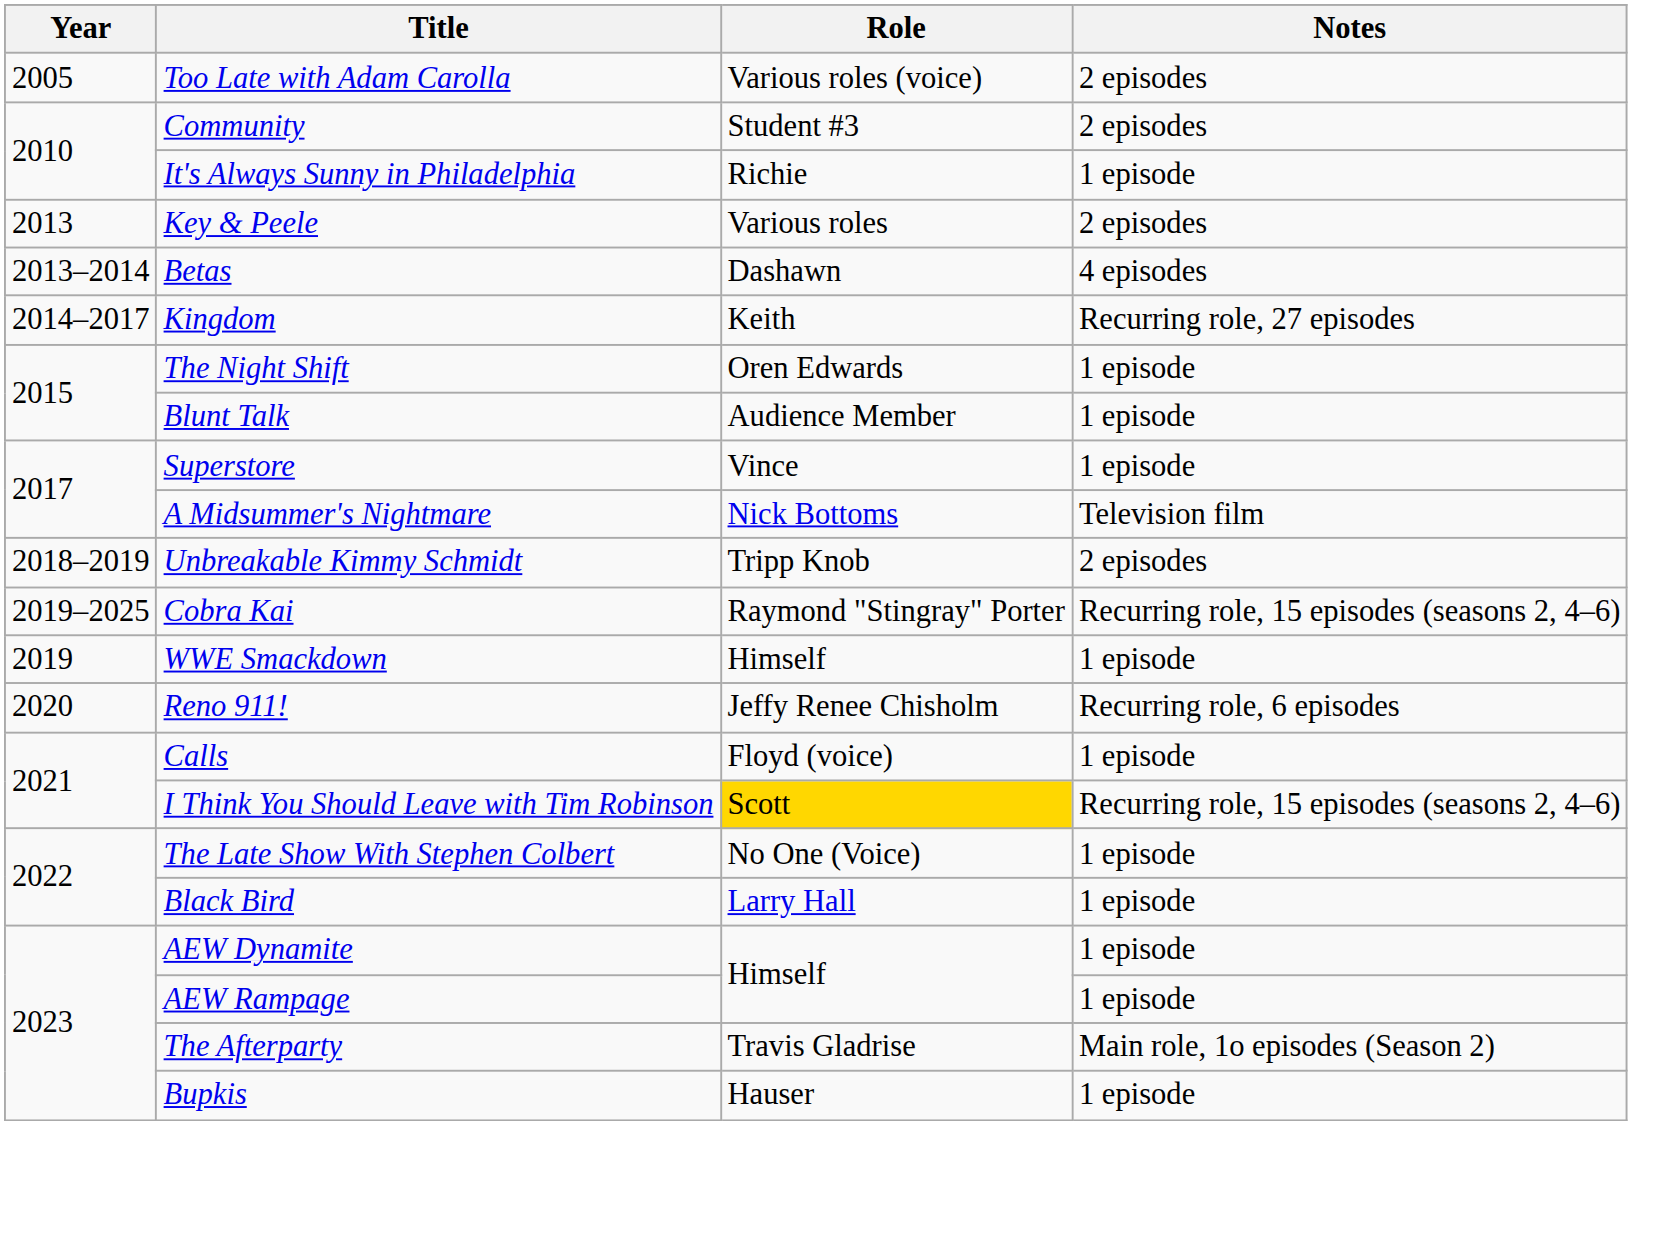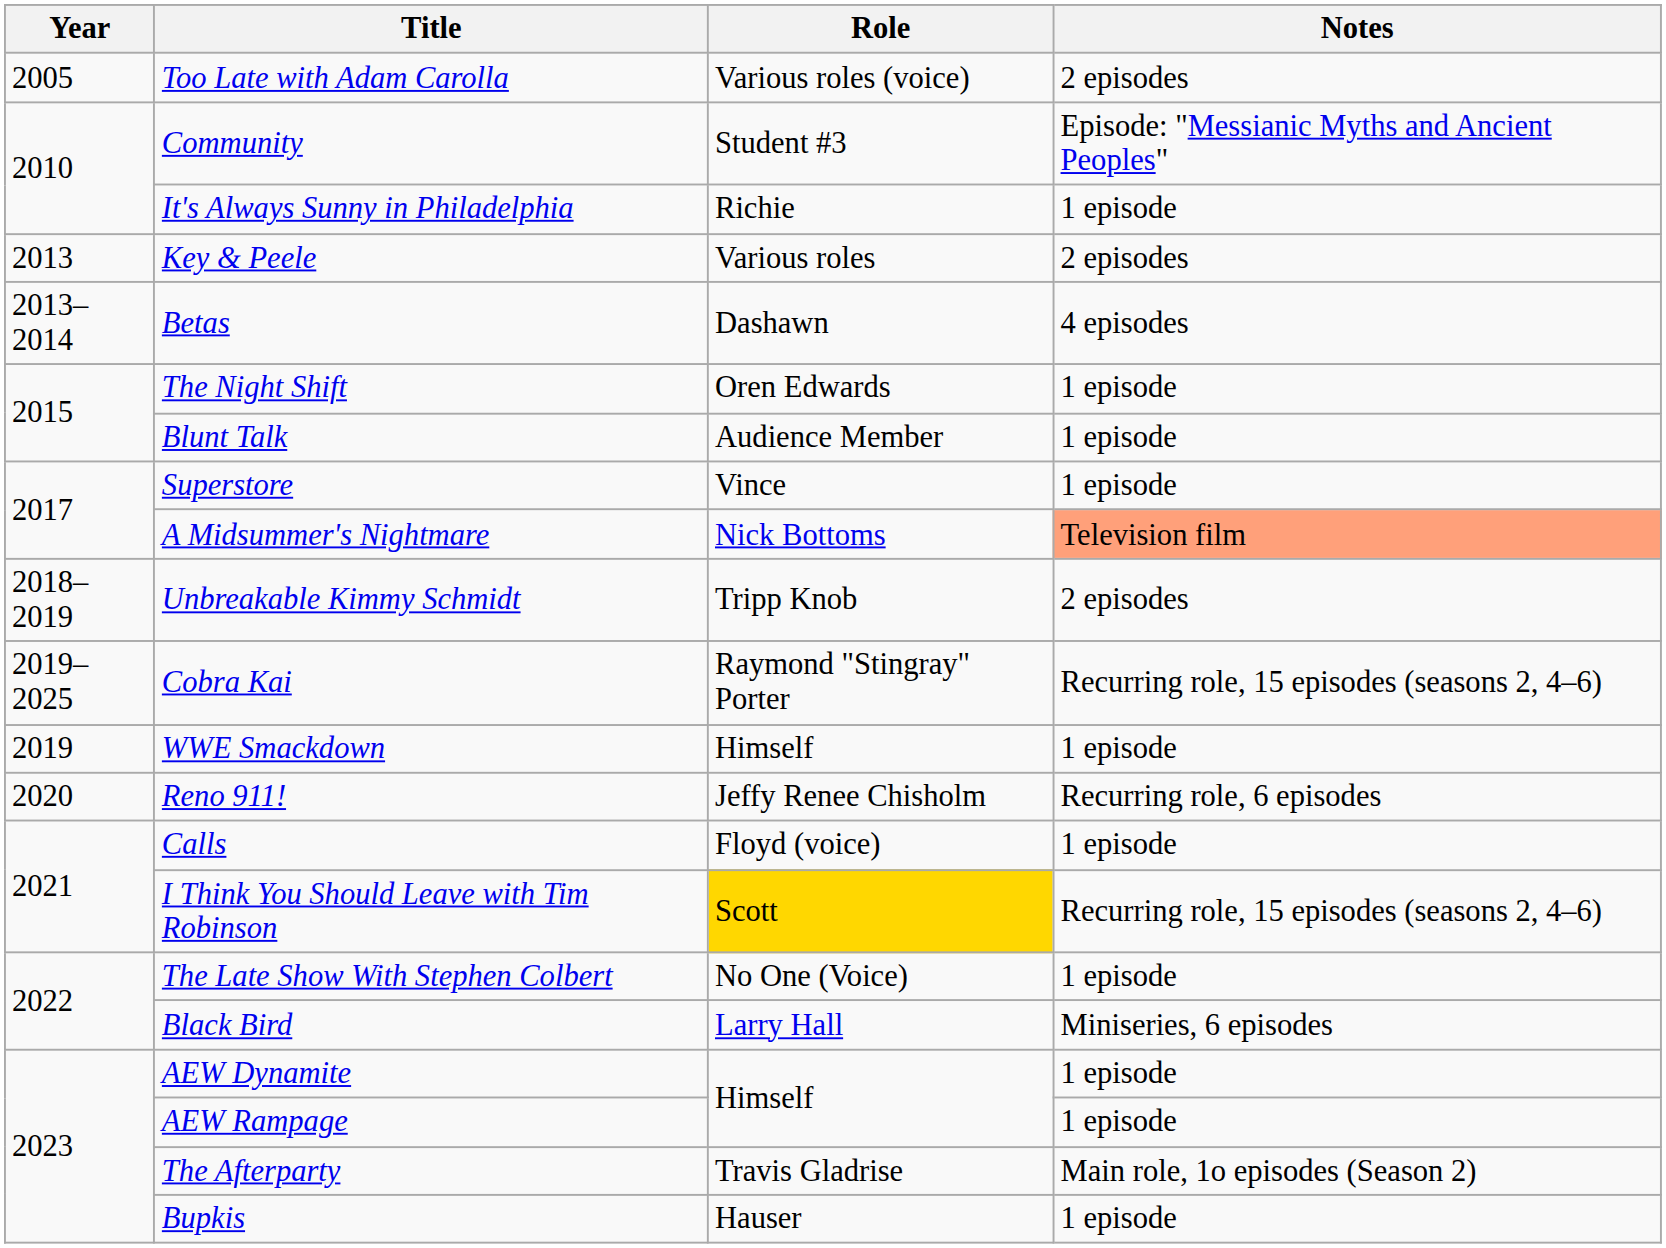(1143, 125) 2 episodes -> (1306, 142) Episode: "Messianic Myths and Ancient Peoples"
- row: (220, 319)
(1172, 513) no background -> (1153, 533) lightsalmon background
(1137, 901) 1 episode -> (1197, 1024) Miniseries, 6 episodes
